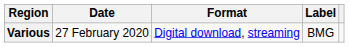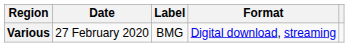columns swapped: (227, 13) <-> (321, 13)
